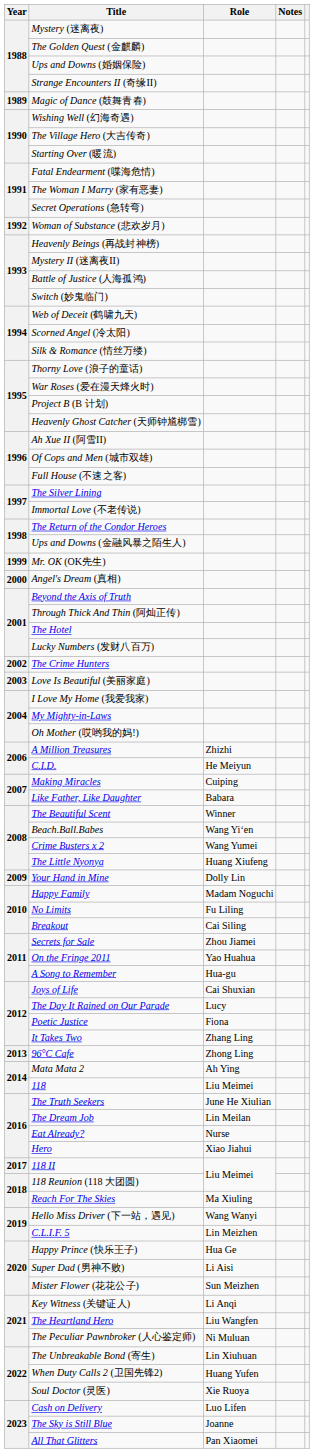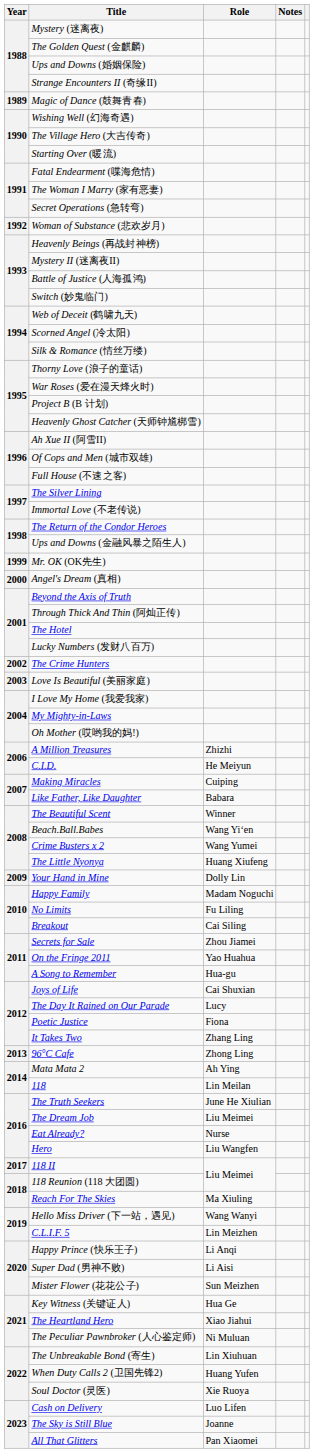(229, 1085) Liu Meimei -> (228, 1085) Lin Meilan
(228, 1117) Lin Meilan -> (229, 1117) Liu Meimei
(229, 1149) Xiao Jiahui -> (232, 1149) Liu Wangfen
(221, 1250) Hua Ge -> (221, 1250) Li Anqi
(221, 1303) Li Anqi -> (221, 1303) Hua Ge
(232, 1320) Liu Wangfen -> (229, 1320) Xiao Jiahui
